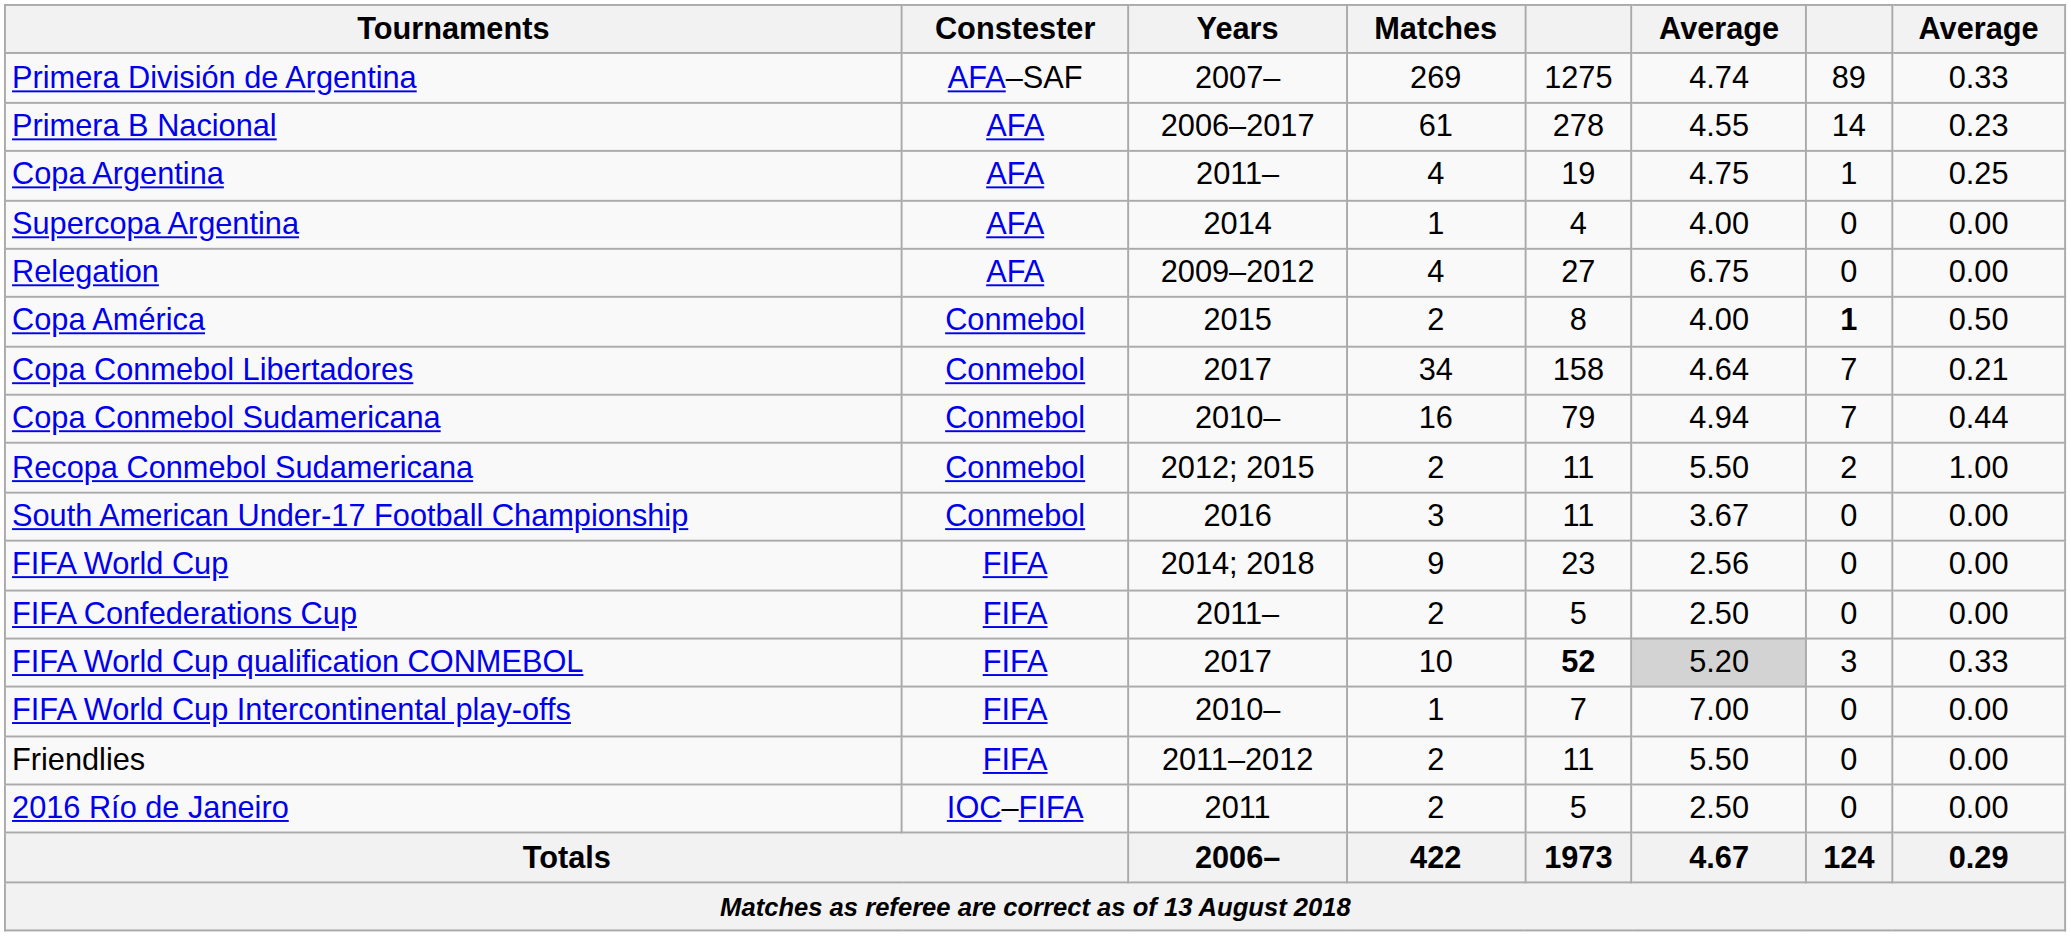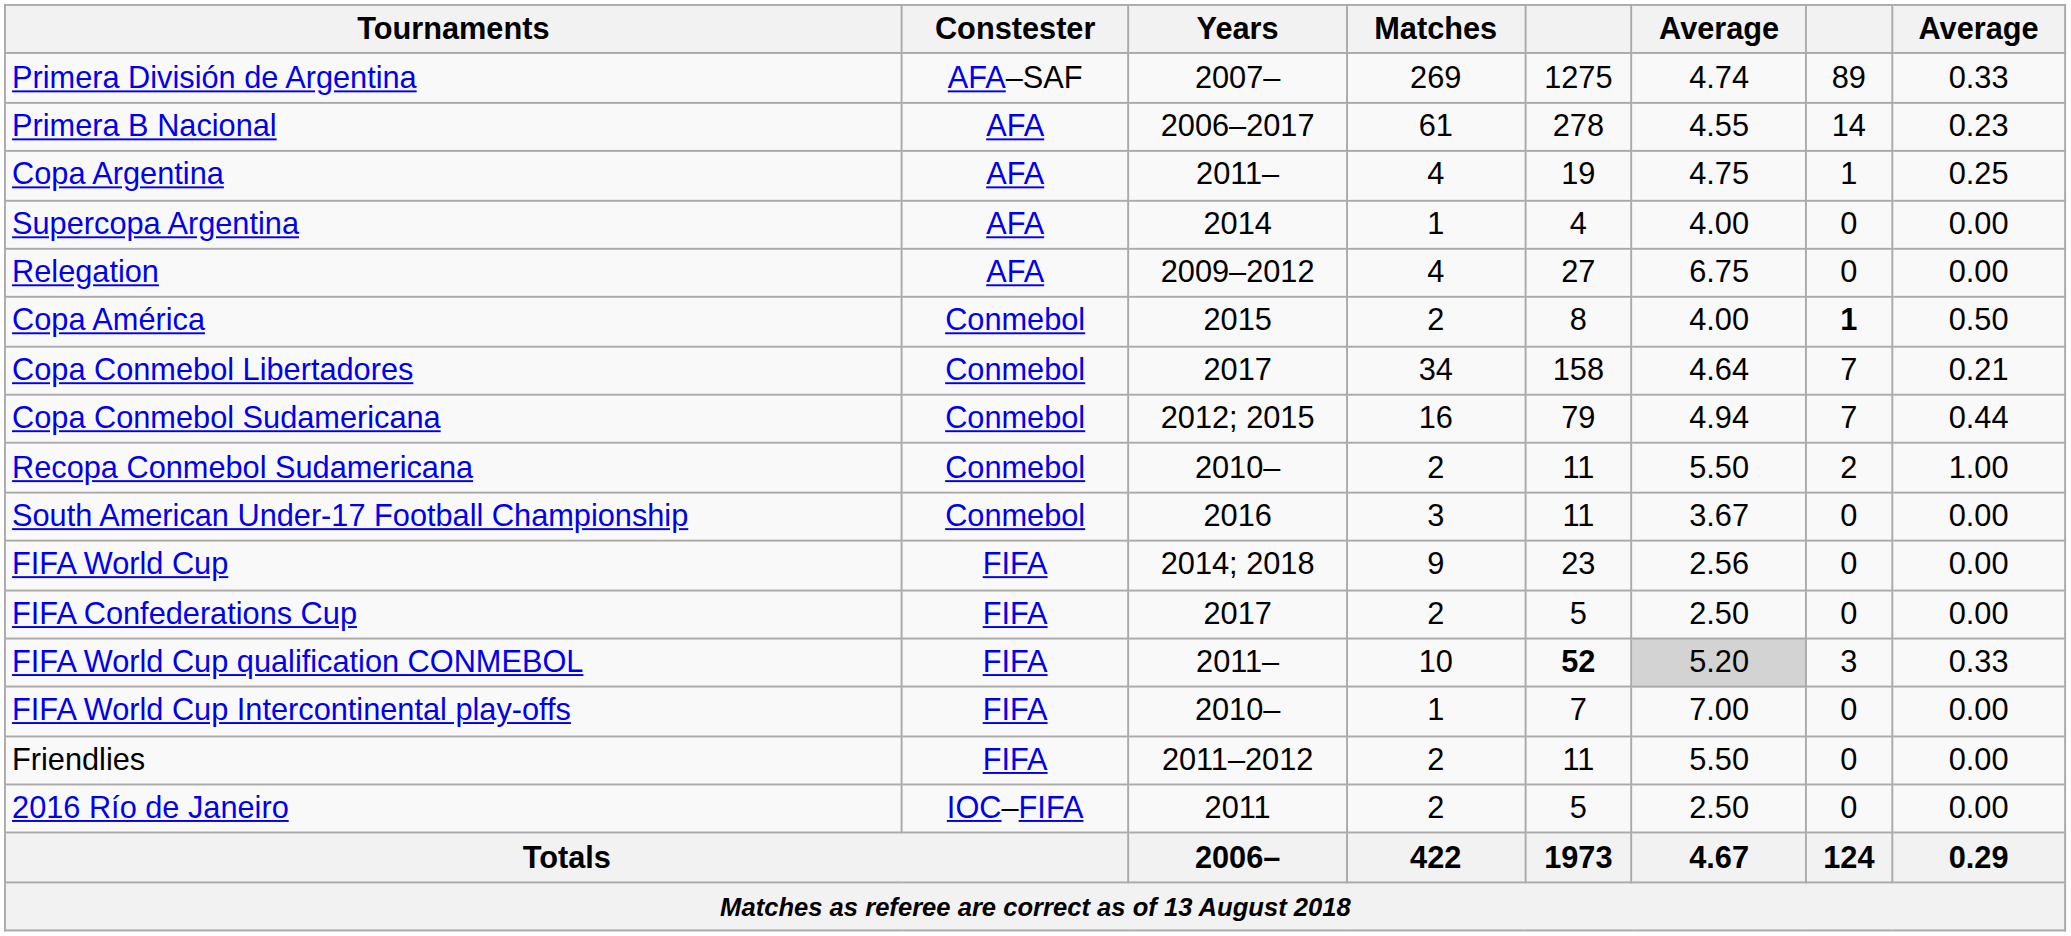(1238, 418) 2010– -> (1238, 418) 2012; 2015
(1238, 467) 2012; 2015 -> (1238, 467) 2010–
(1238, 613) 2011– -> (1238, 613) 2017
(1238, 662) 2017 -> (1238, 662) 2011–
